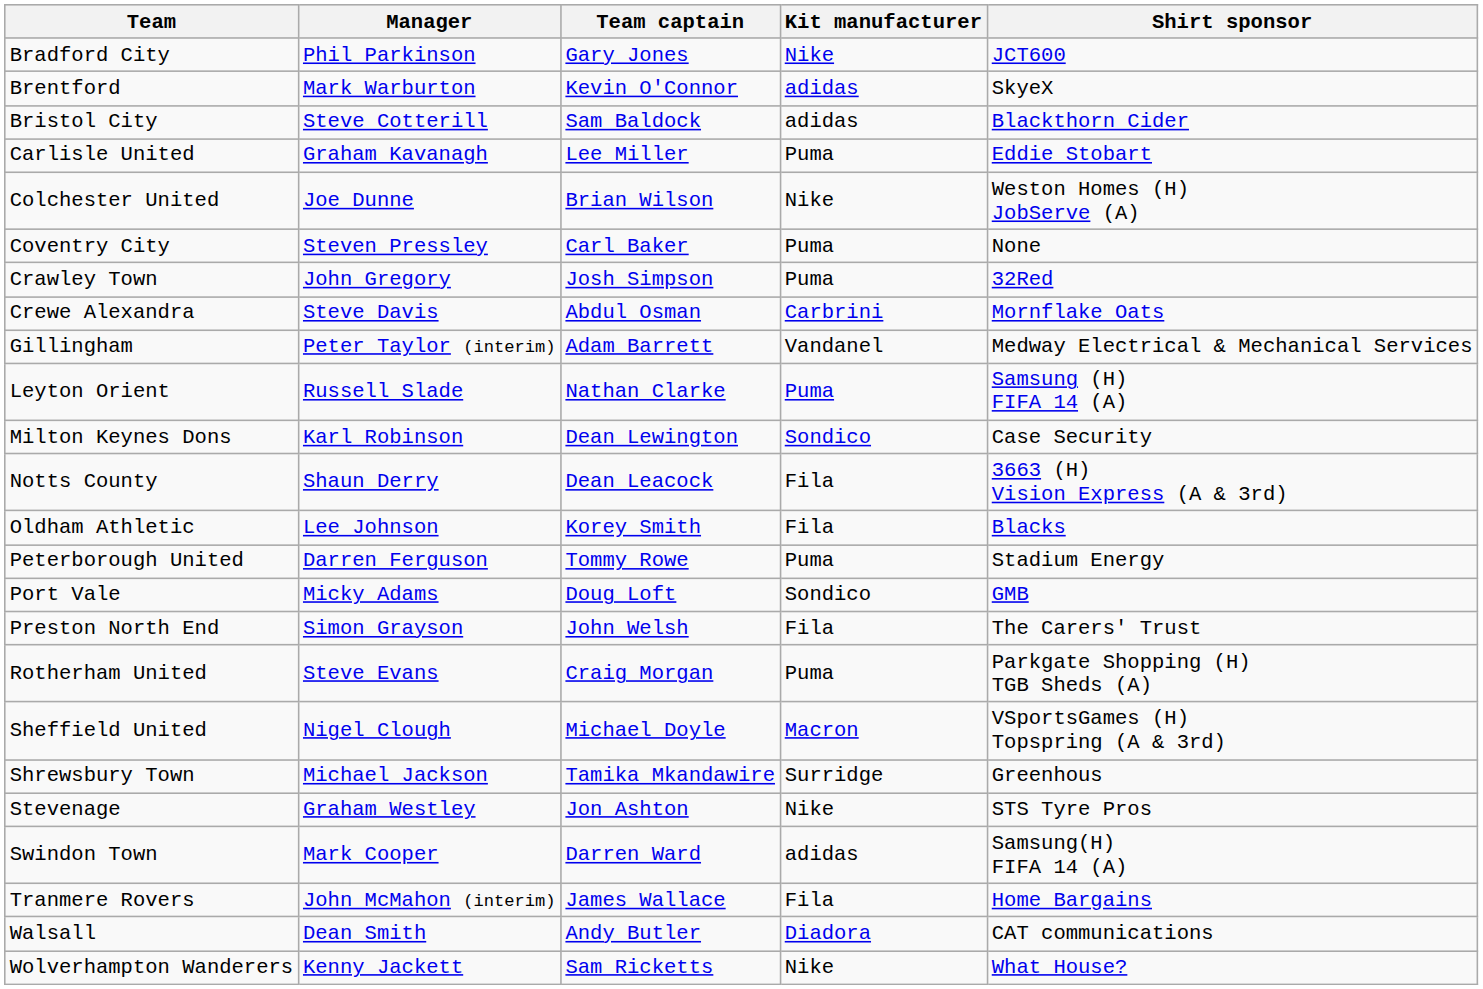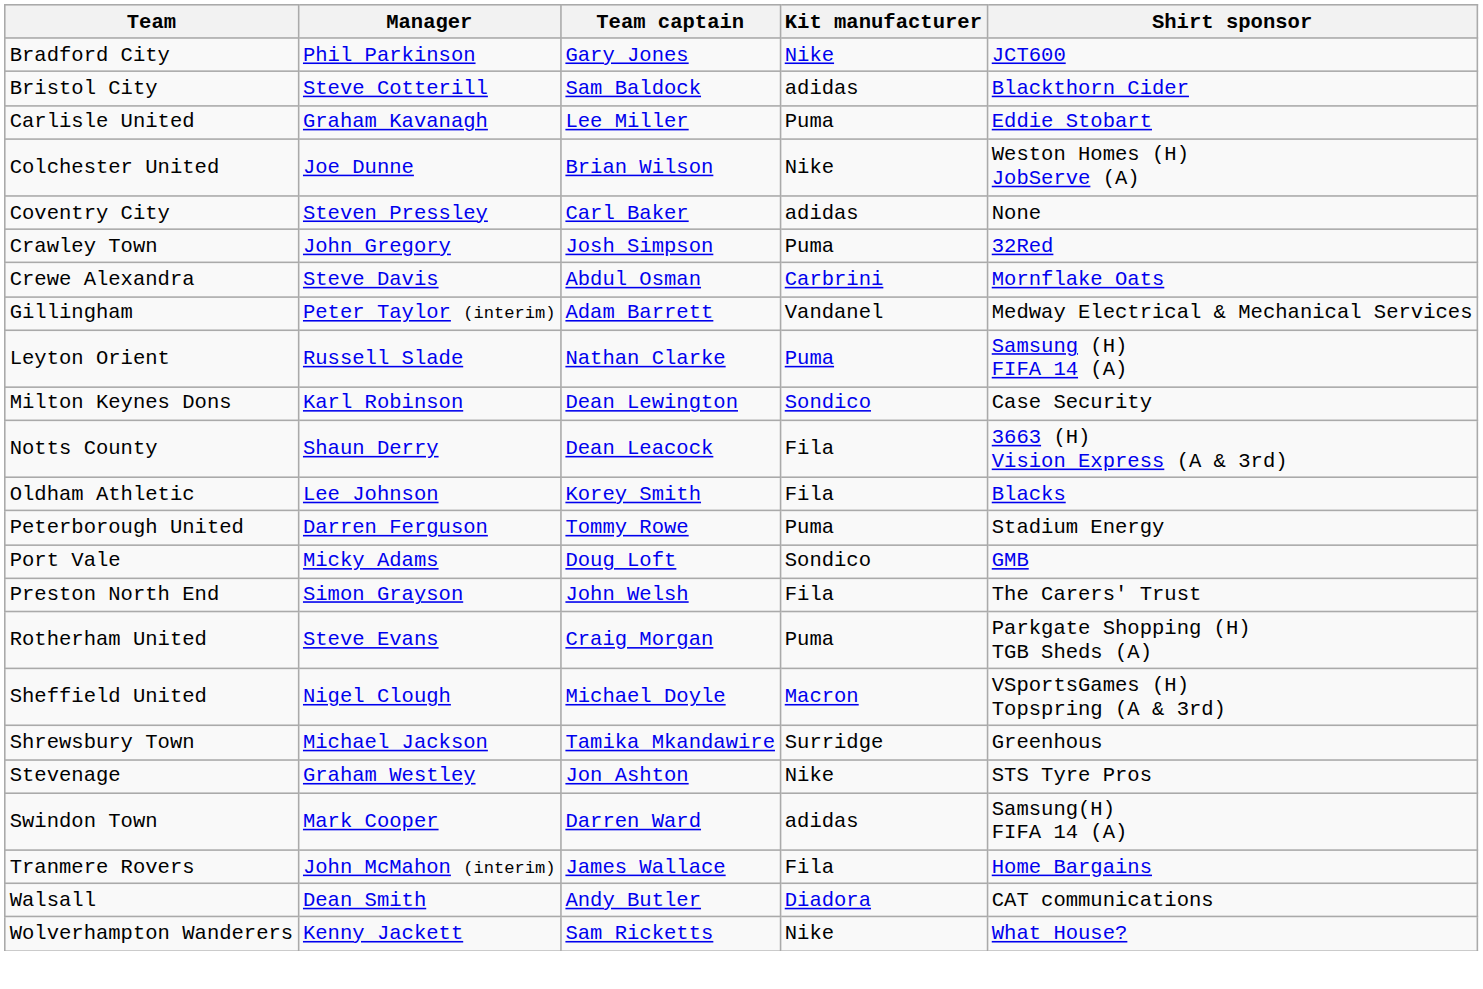- row: (65, 88)
(809, 246) Puma -> (822, 213) adidas
